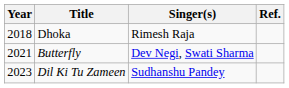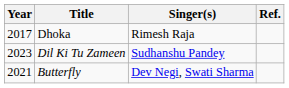(20, 33) 2018 -> (20, 33) 2017
rows swapped: (59, 53) <-> (82, 72)
